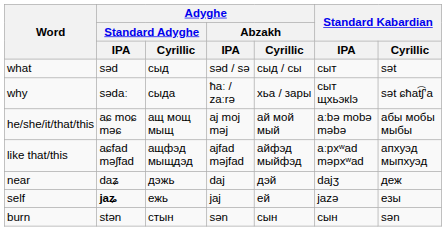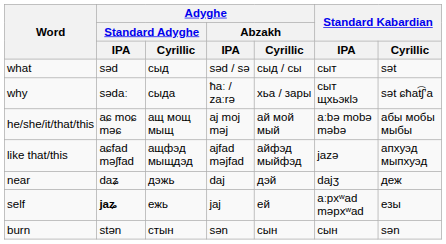(341, 155) aːpxʷad məpxʷad -> (328, 155) jazə
(328, 198) jazə -> (341, 205) aːpxʷad məpxʷad
